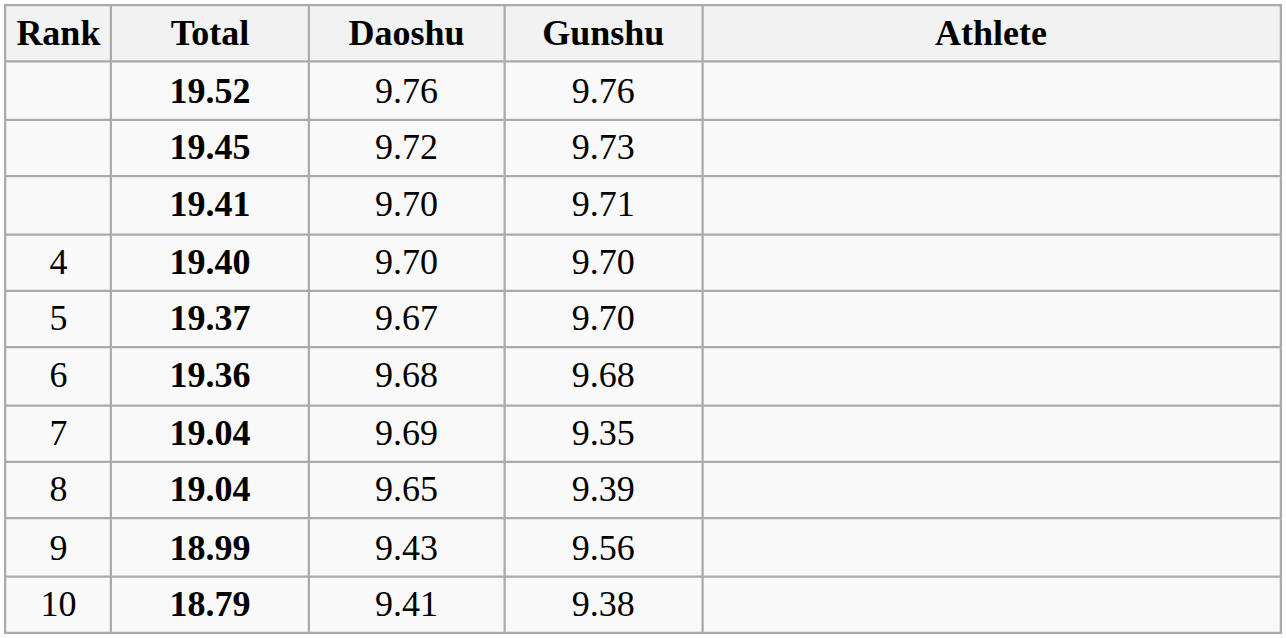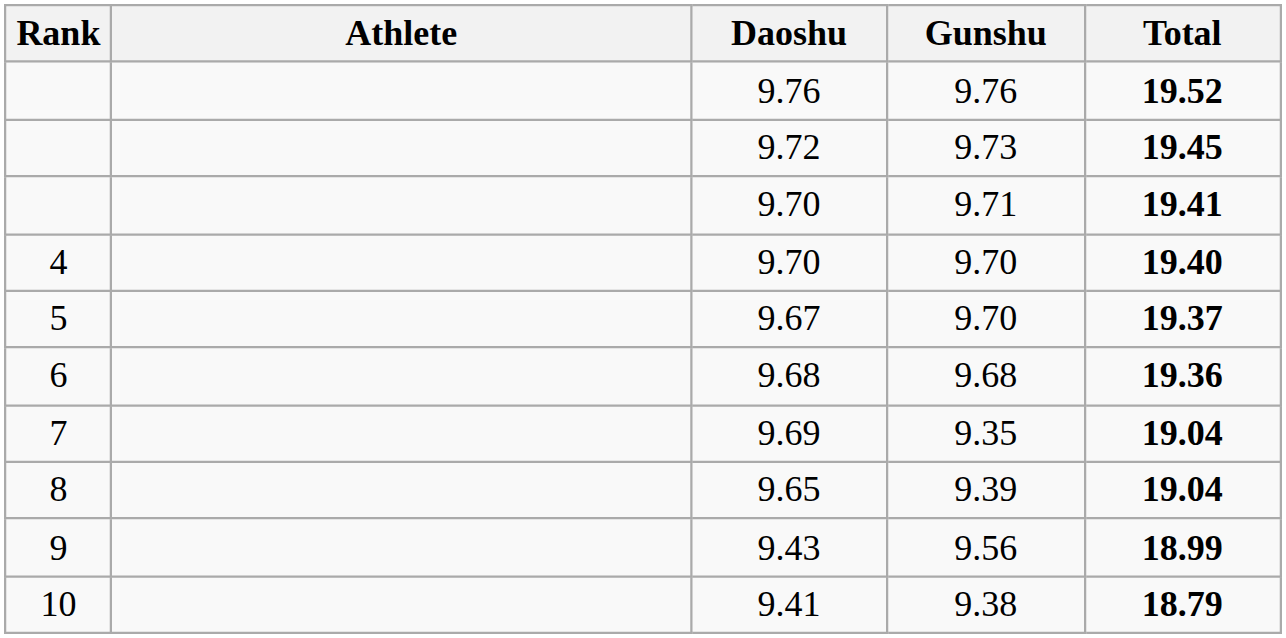columns swapped: (991, 33) <-> (210, 33)
